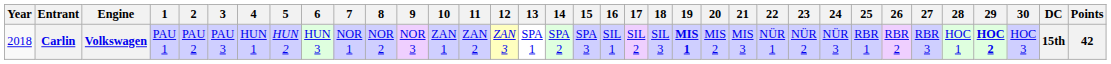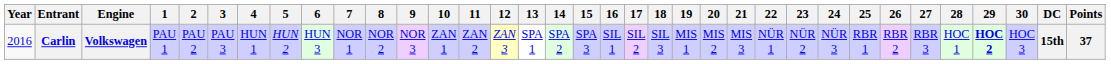(20, 41) 2018 -> (20, 41) 2016
(687, 41) bold -> (686, 41) normal
(1087, 41) 42 -> (1086, 41) 37
